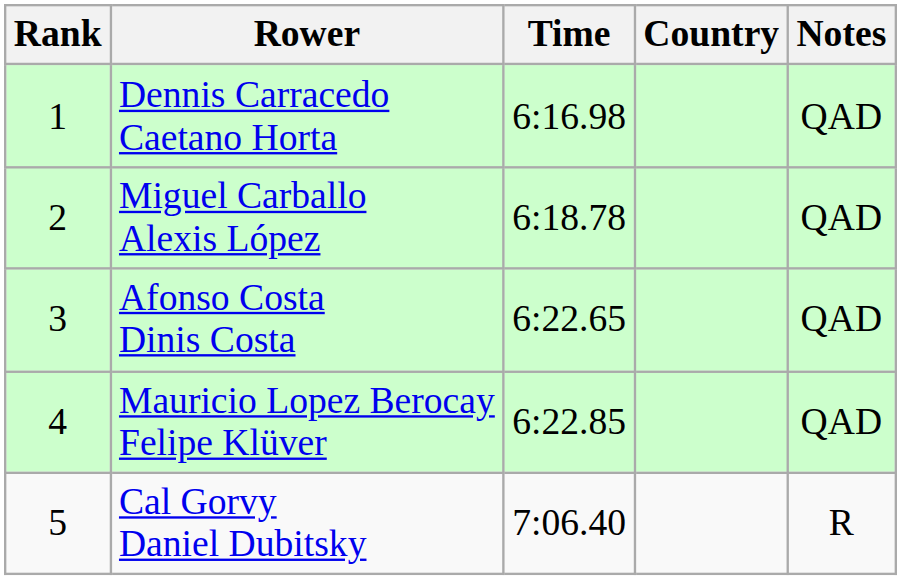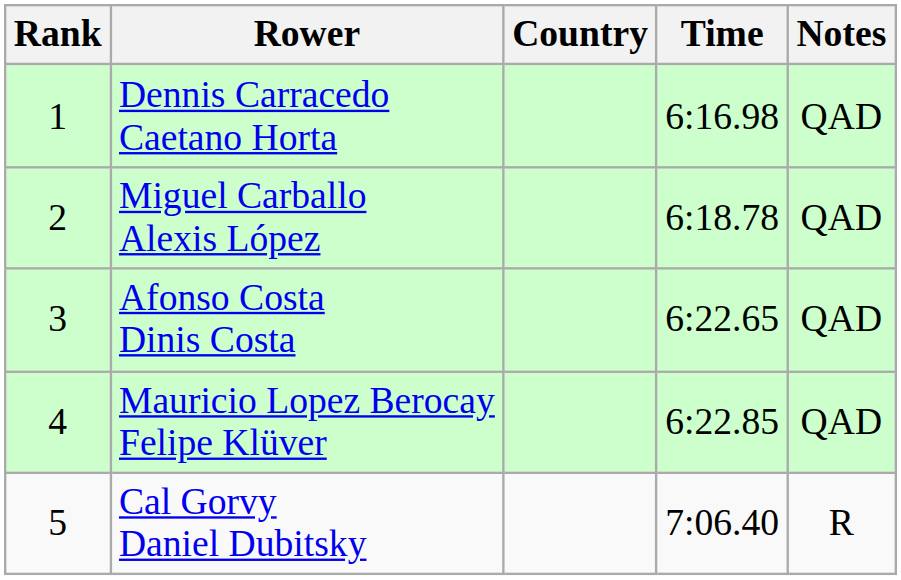columns swapped: (711, 34) <-> (569, 34)
